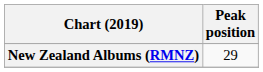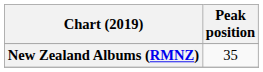(231, 55) 29 -> (231, 55) 35
